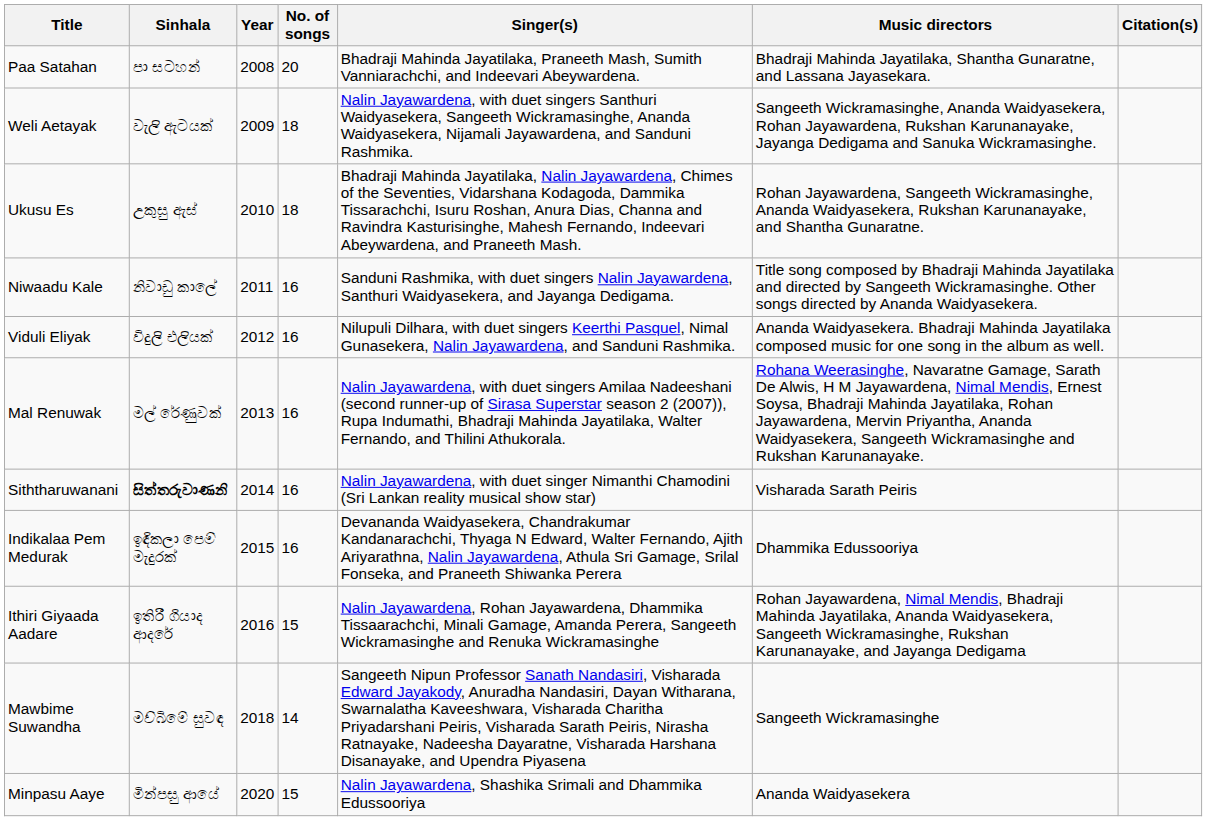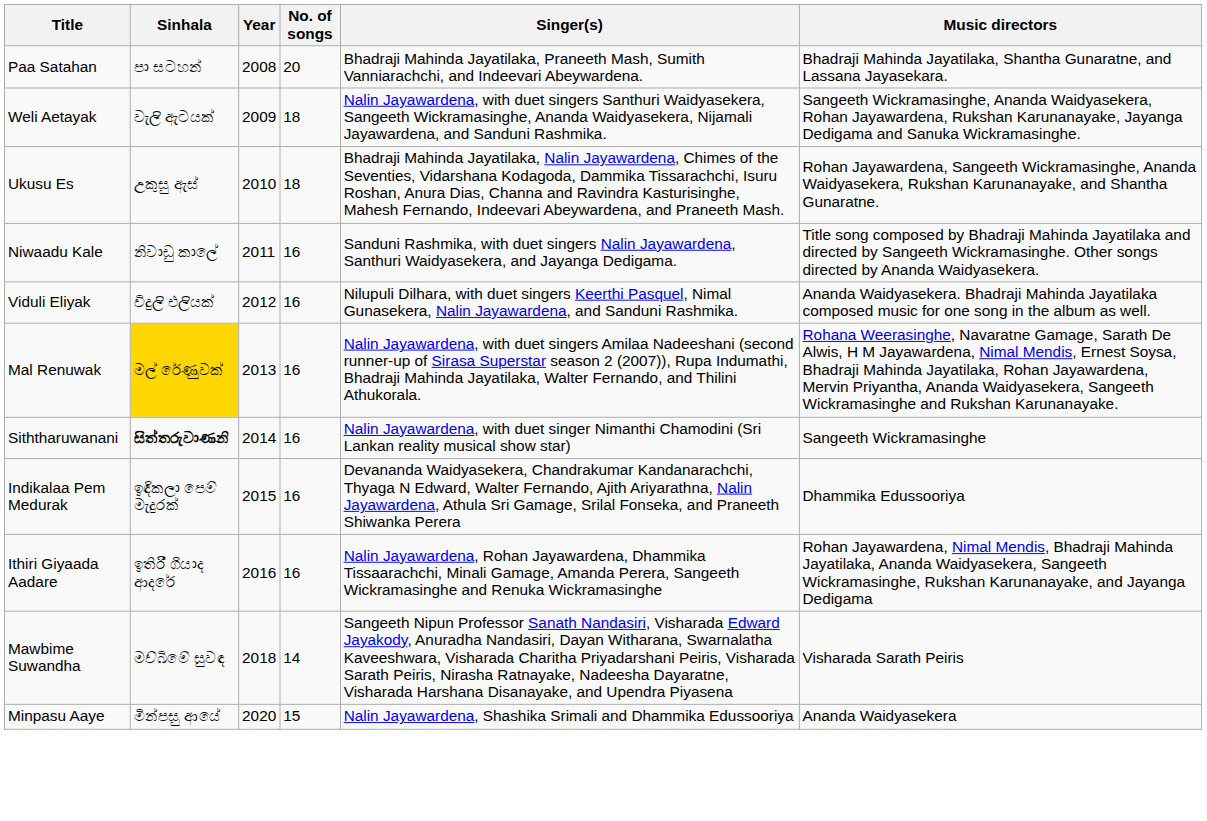- column: (1160, 25)
(177, 413) no background -> (178, 370) gold background
(836, 489) Visharada Sarath Peiris -> (894, 437) Sangeeth Wickramasinghe
(290, 624) 15 -> (292, 572) 16
(848, 718) Sangeeth Wickramasinghe -> (883, 657) Visharada Sarath Peiris
